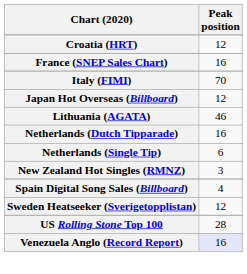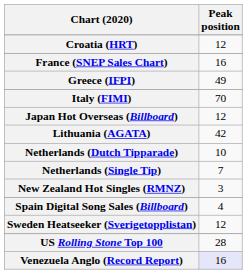+ row: (102, 80)
(221, 116) 46 -> (221, 134) 42
(221, 134) 16 -> (221, 152) 10
(221, 152) 6 -> (221, 170) 7
